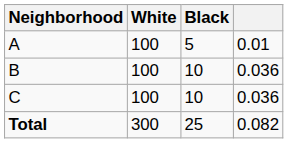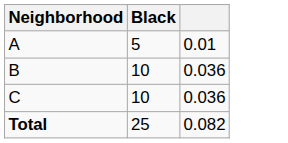- column: (154, 17)
